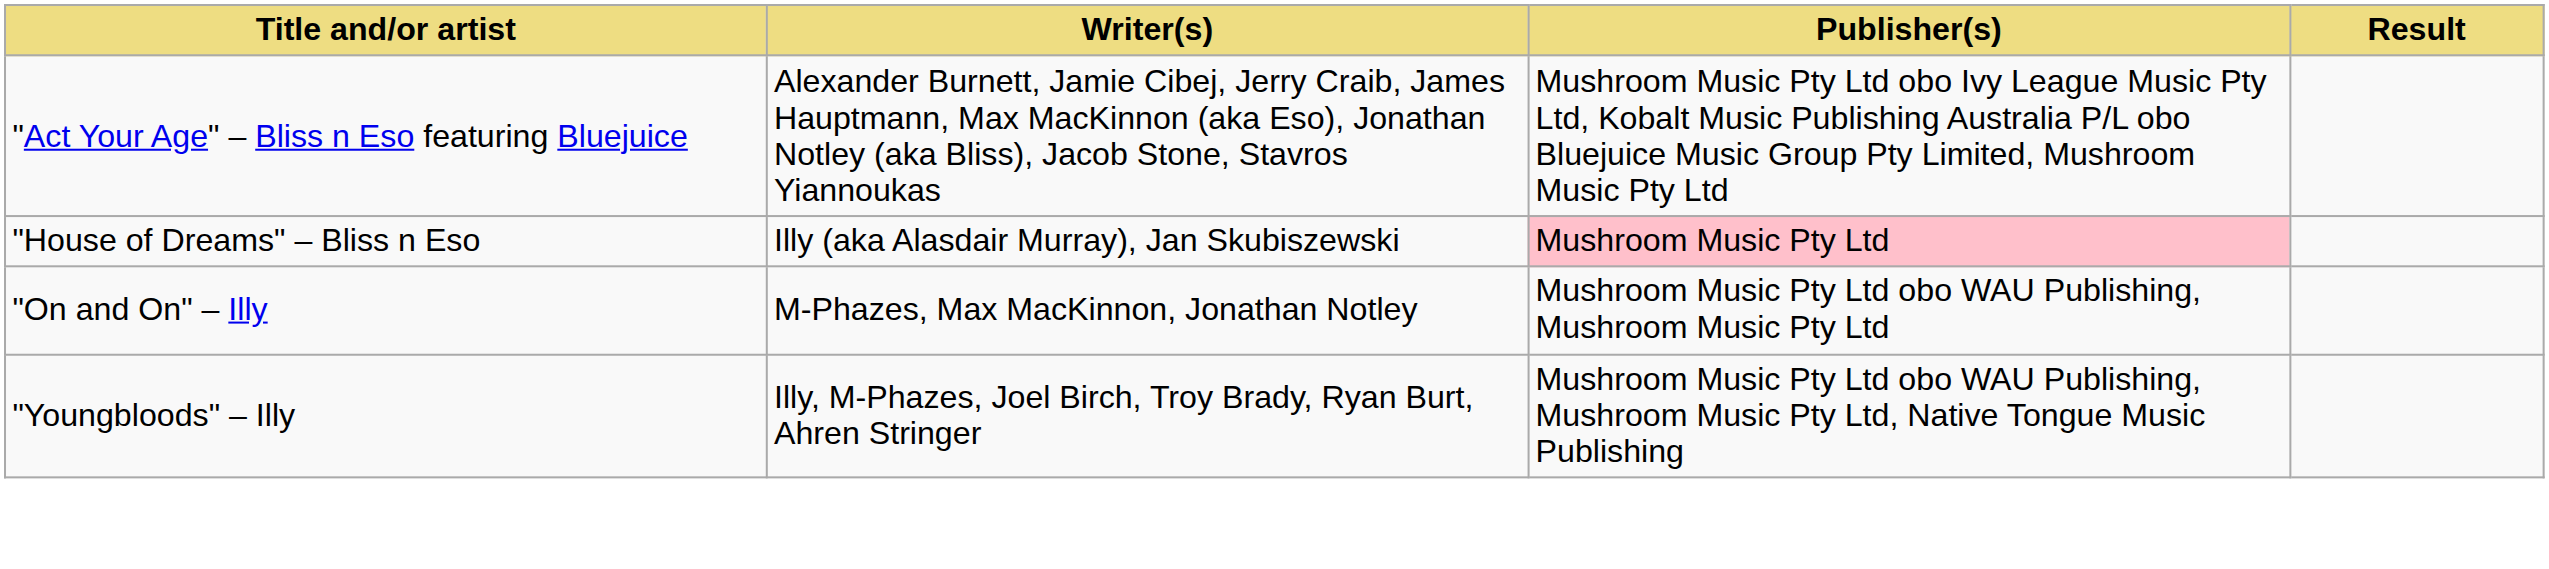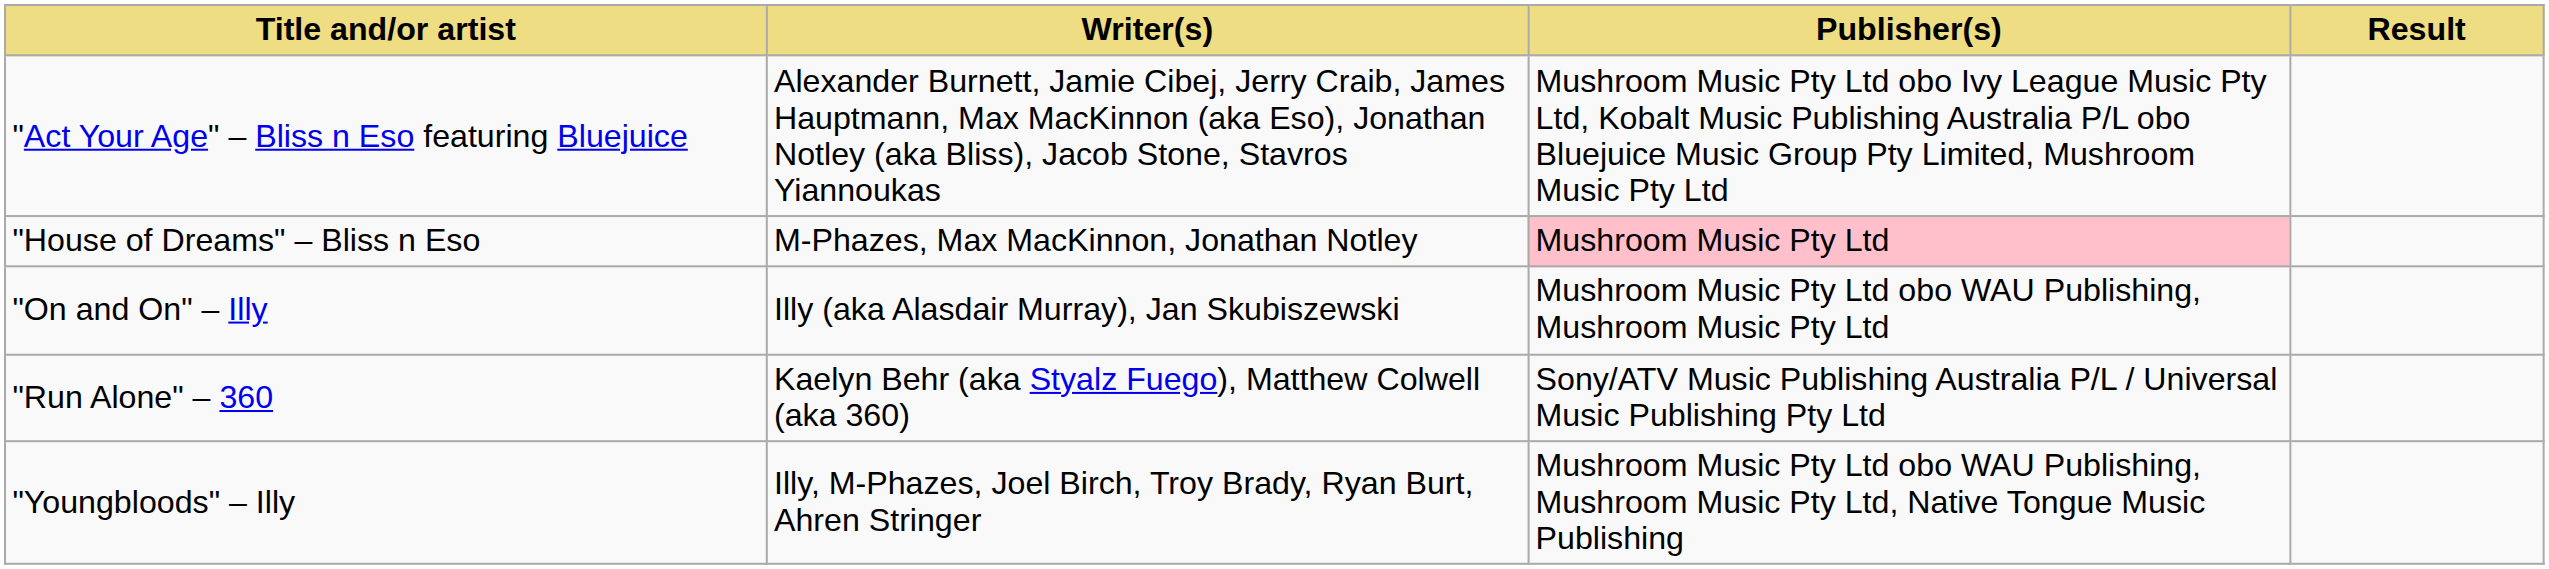(1087, 240) Illy (aka Alasdair Murray), Jan Skubiszewski -> (1096, 240) M-Phazes, Max MacKinnon, Jonathan Notley
(1096, 309) M-Phazes, Max MacKinnon, Jonathan Notley -> (1087, 309) Illy (aka Alasdair Murray), Jan Skubiszewski
+ row: (143, 396)
